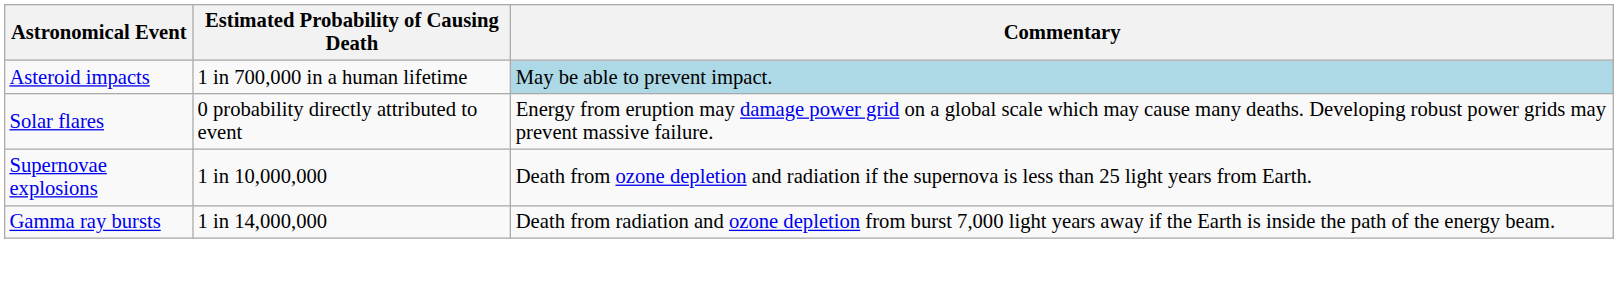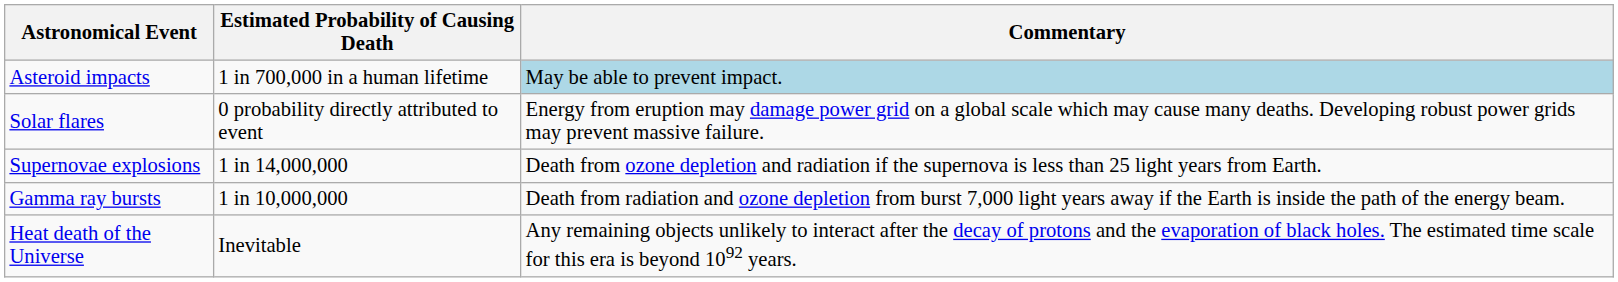(262, 177) 1 in 10,000,000 -> (283, 165) 1 in 14,000,000
(262, 221) 1 in 14,000,000 -> (283, 198) 1 in 10,000,000
+ row: (80, 245)
